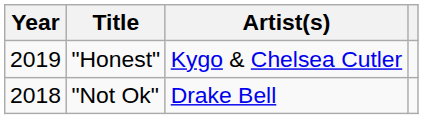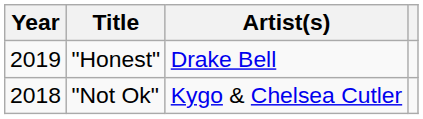(286, 58) Kygo & Chelsea Cutler -> (224, 58) Drake Bell
(224, 95) Drake Bell -> (286, 95) Kygo & Chelsea Cutler
